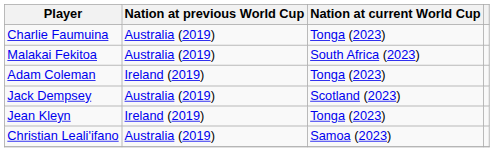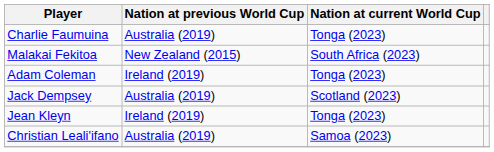(170, 55) Australia (2019) -> (183, 55) New Zealand (2015)
